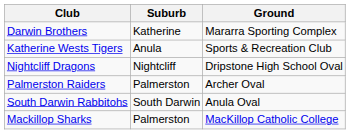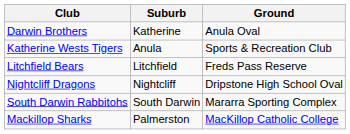(271, 31) Mararra Sporting Complex -> (233, 31) Anula Oval
+ row: (45, 66)
- row: (56, 84)
(233, 102) Anula Oval -> (271, 102) Mararra Sporting Complex
